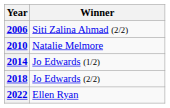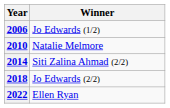(80, 29) Siti Zalina Ahmad (2/2) -> (66, 29) Jo Edwards (1/2)
(66, 62) Jo Edwards (1/2) -> (80, 62) Siti Zalina Ahmad (2/2)
